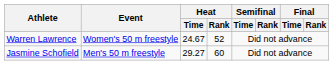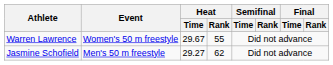(194, 39) 24.67 -> (194, 39) 29.67
(219, 39) 52 -> (219, 39) 55
(219, 53) 60 -> (219, 53) 62
